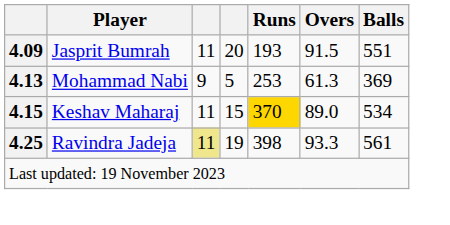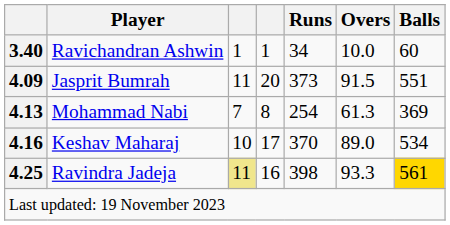+ row: (138, 50)
(267, 50) 193 -> (303, 81) 373
(202, 81) 9 -> (237, 111) 7
(229, 81) 5 -> (265, 111) 8
(267, 81) 253 -> (303, 111) 254
(26, 111) 4.15 -> (26, 142) 4.16
(206, 111) 11 -> (242, 142) 10
(234, 111) 15 -> (270, 142) 17
(267, 111) gold background -> (303, 142) no background
(234, 142) 19 -> (270, 173) 16
(378, 142) no background -> (414, 173) gold background
